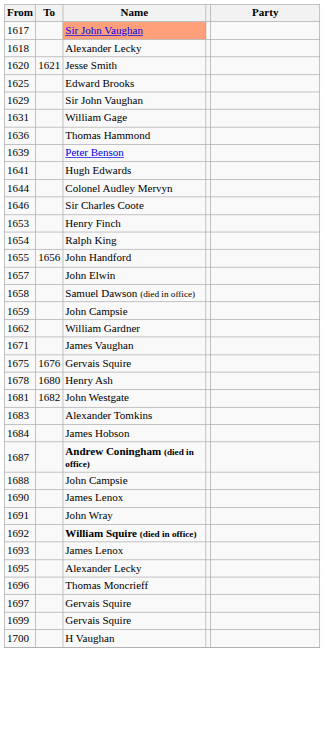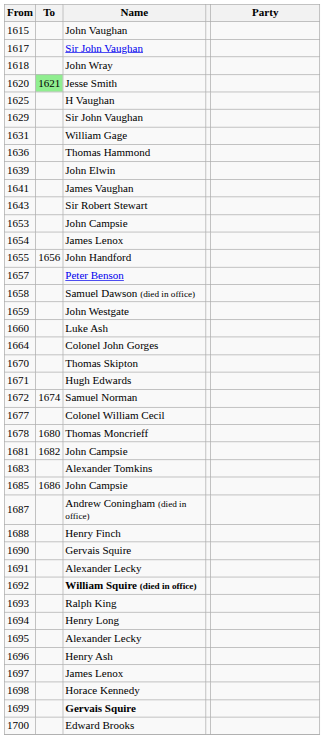+ row: (18, 30)
(104, 30) lightsalmon background -> (104, 48) no background
(103, 48) Alexander Lecky -> (89, 65) John Wray
(49, 65) no background -> (49, 83) lightgreen background
(100, 83) Edward Brooks -> (90, 100) H Vaughan
(95, 153) Peter Benson -> (90, 170) John Elwin
(98, 170) Hugh Edwards -> (99, 188) James Vaughan
+ row: (18, 205)
- row: (18, 188)
- row: (18, 205)
(93, 223) Henry Finch -> (96, 223) John Campsie
(91, 240) Ralph King -> (94, 240) James Lenox
(90, 275) John Elwin -> (95, 275) Peter Benson
(96, 310) John Campsie -> (97, 310) John Westgate
+ row: (18, 328)
- row: (18, 328)
+ row: (18, 345)
+ row: (18, 363)
(99, 345) James Vaughan -> (98, 380) Hugh Edwards
+ row: (18, 398)
- row: (18, 363)
+ row: (18, 415)
(89, 380) Henry Ash -> (107, 433) Thomas Moncrieff
(97, 398) John Westgate -> (96, 450) John Campsie
- row: (18, 433)
+ row: (18, 485)
(130, 457) bold -> (126, 509) normal
(96, 480) John Campsie -> (93, 533) Henry Finch
(94, 498) James Lenox -> (98, 550) Gervais Squire
(89, 515) John Wray -> (103, 568) Alexander Lecky
(94, 550) James Lenox -> (91, 603) Ralph King
+ row: (18, 620)
(107, 585) Thomas Moncrieff -> (89, 655) Henry Ash
(98, 603) Gervais Squire -> (94, 673) James Lenox
+ row: (18, 691)
(98, 620) normal -> (101, 708) bold
(90, 638) H Vaughan -> (100, 726) Edward Brooks
